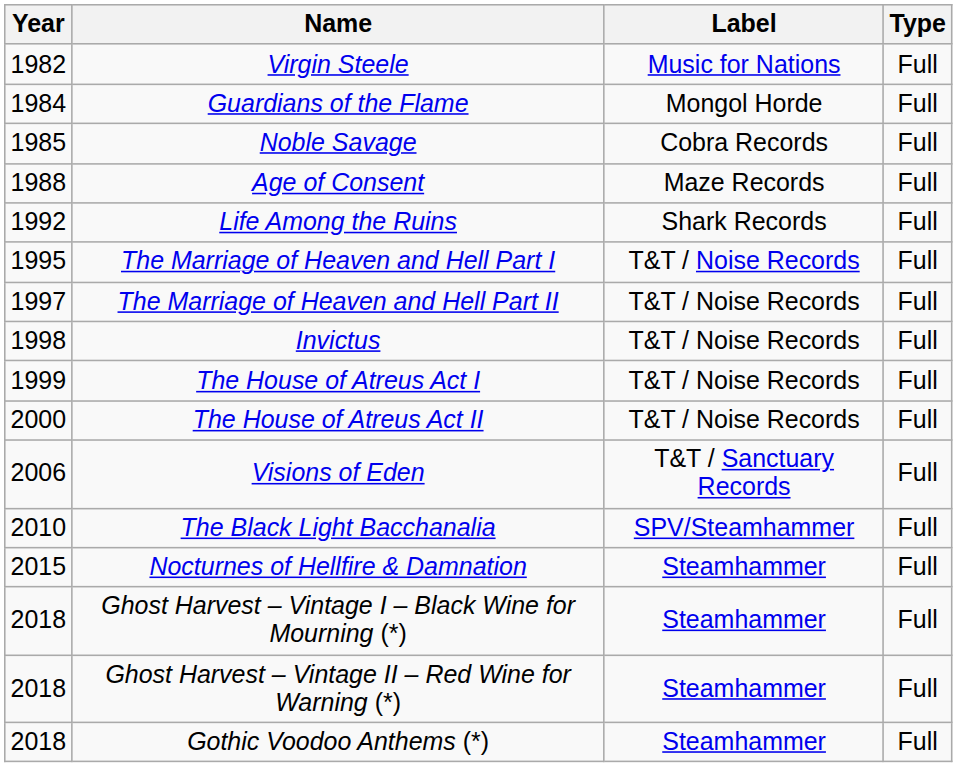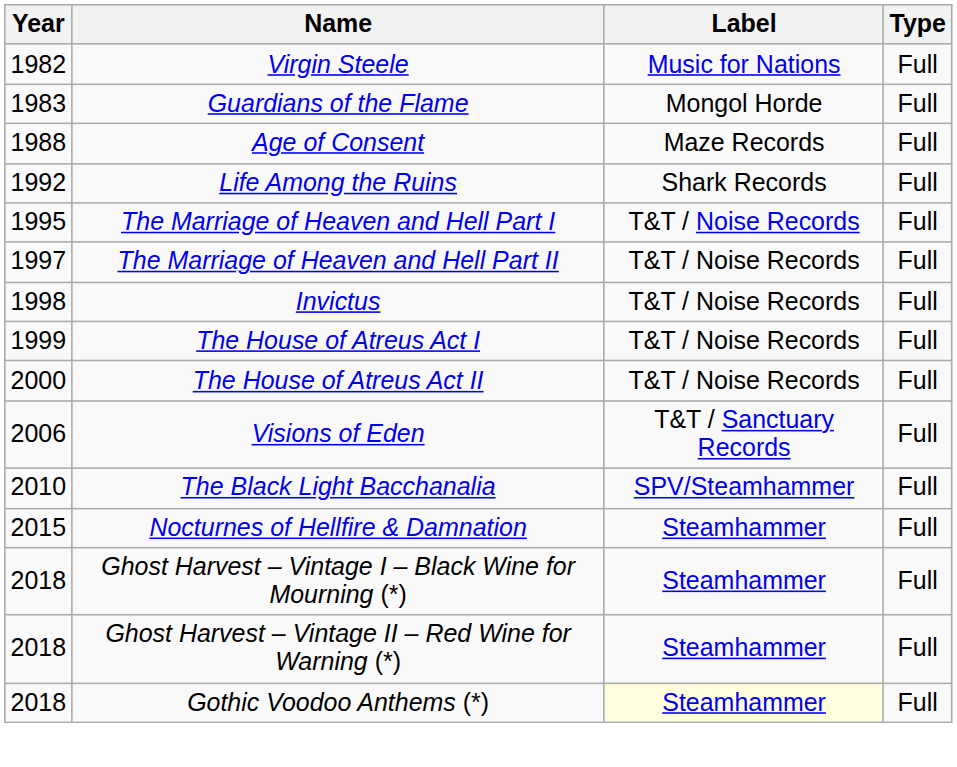(38, 103) 1984 -> (38, 103) 1983
- row: (338, 143)
(744, 741) no background -> (744, 702) lightyellow background
